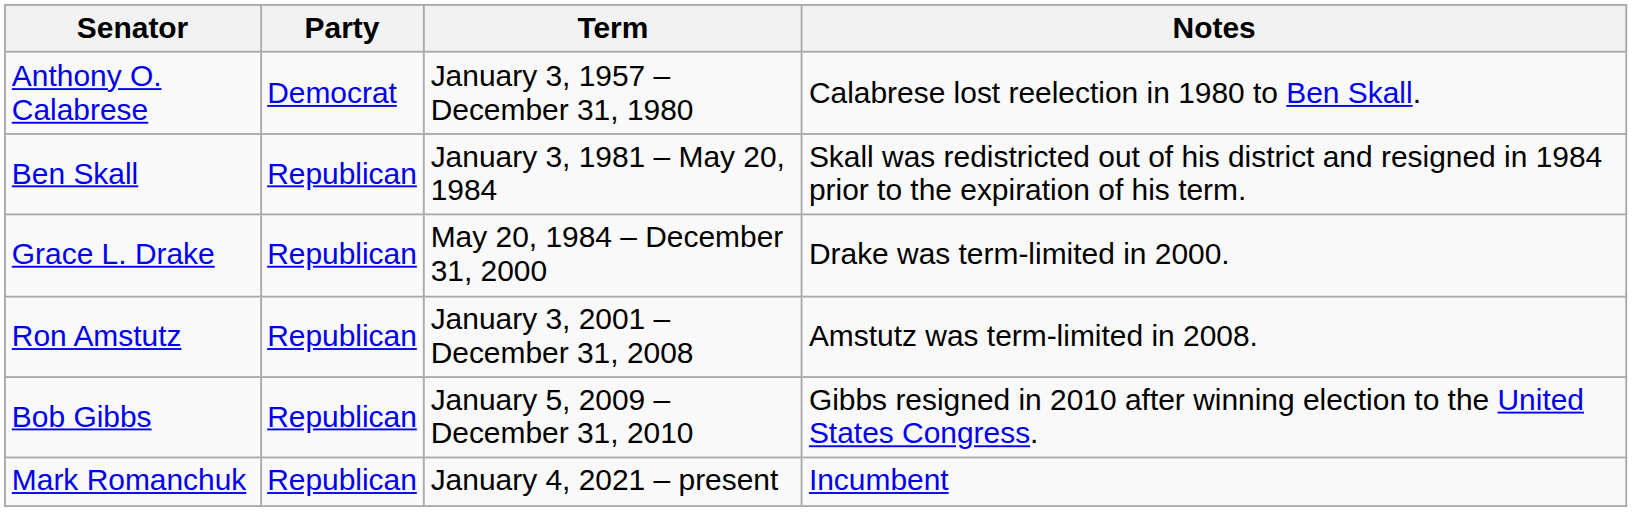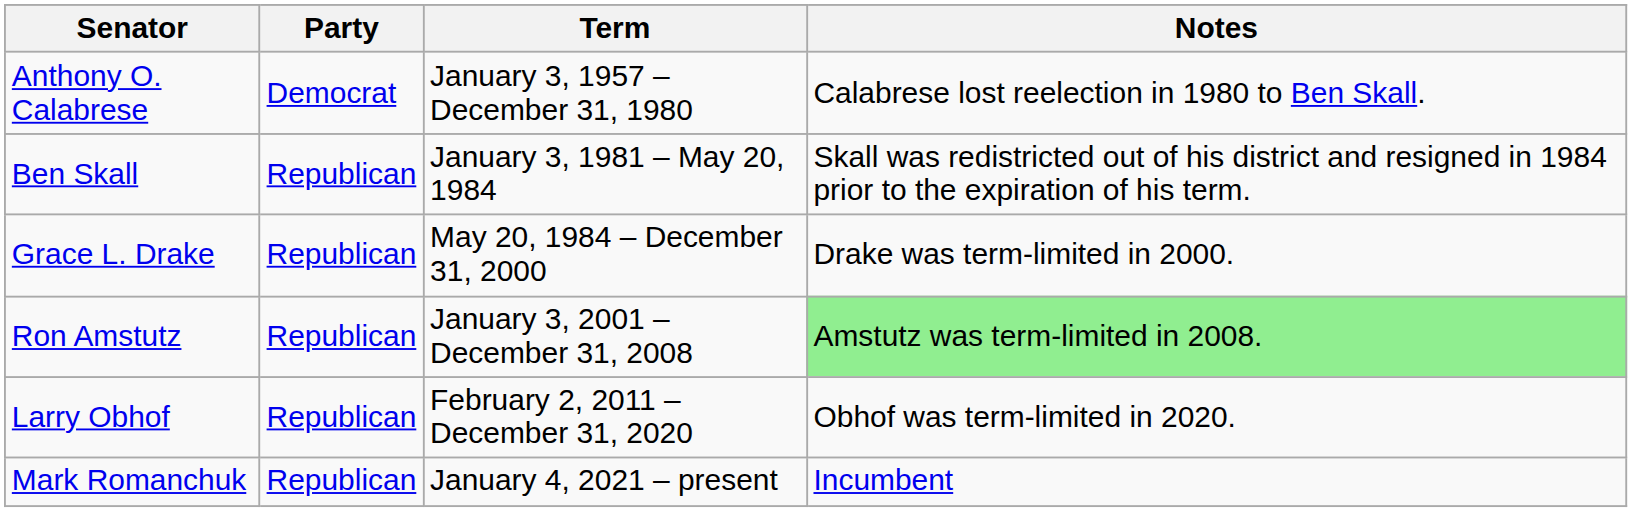(1033, 335) no background -> (1038, 335) lightgreen background
- row: (82, 416)
+ row: (91, 416)
